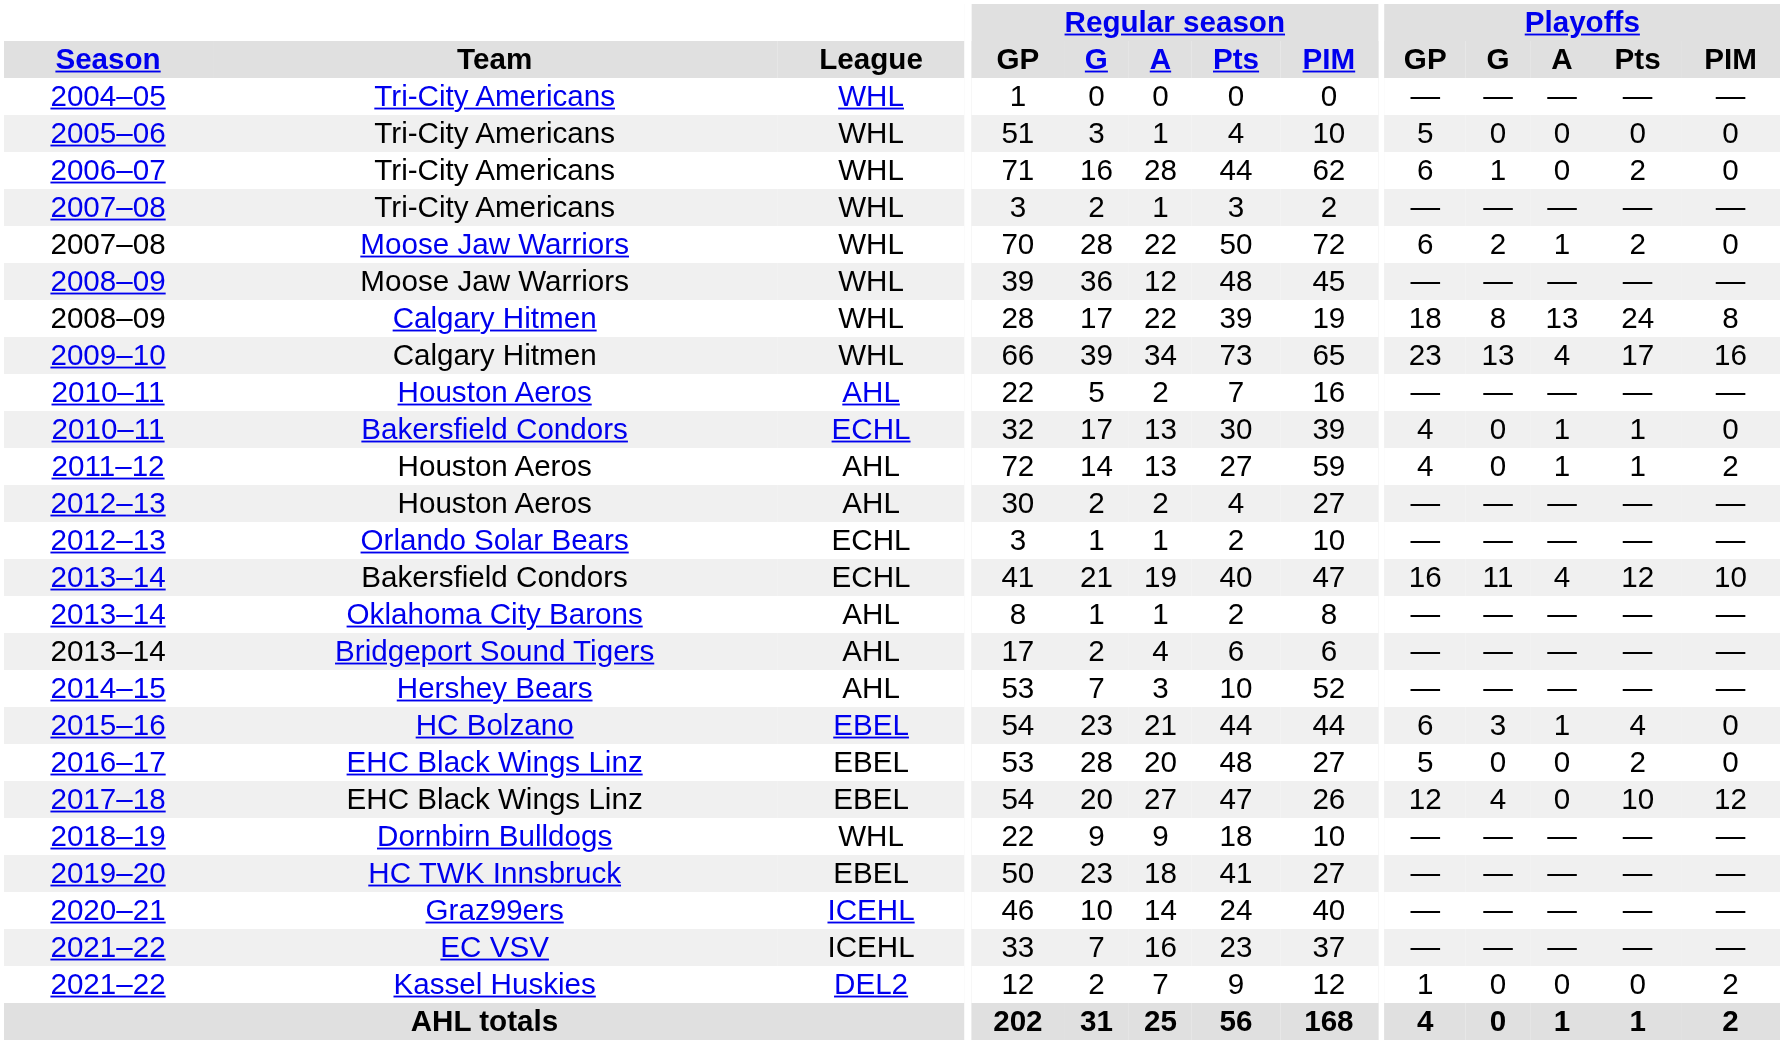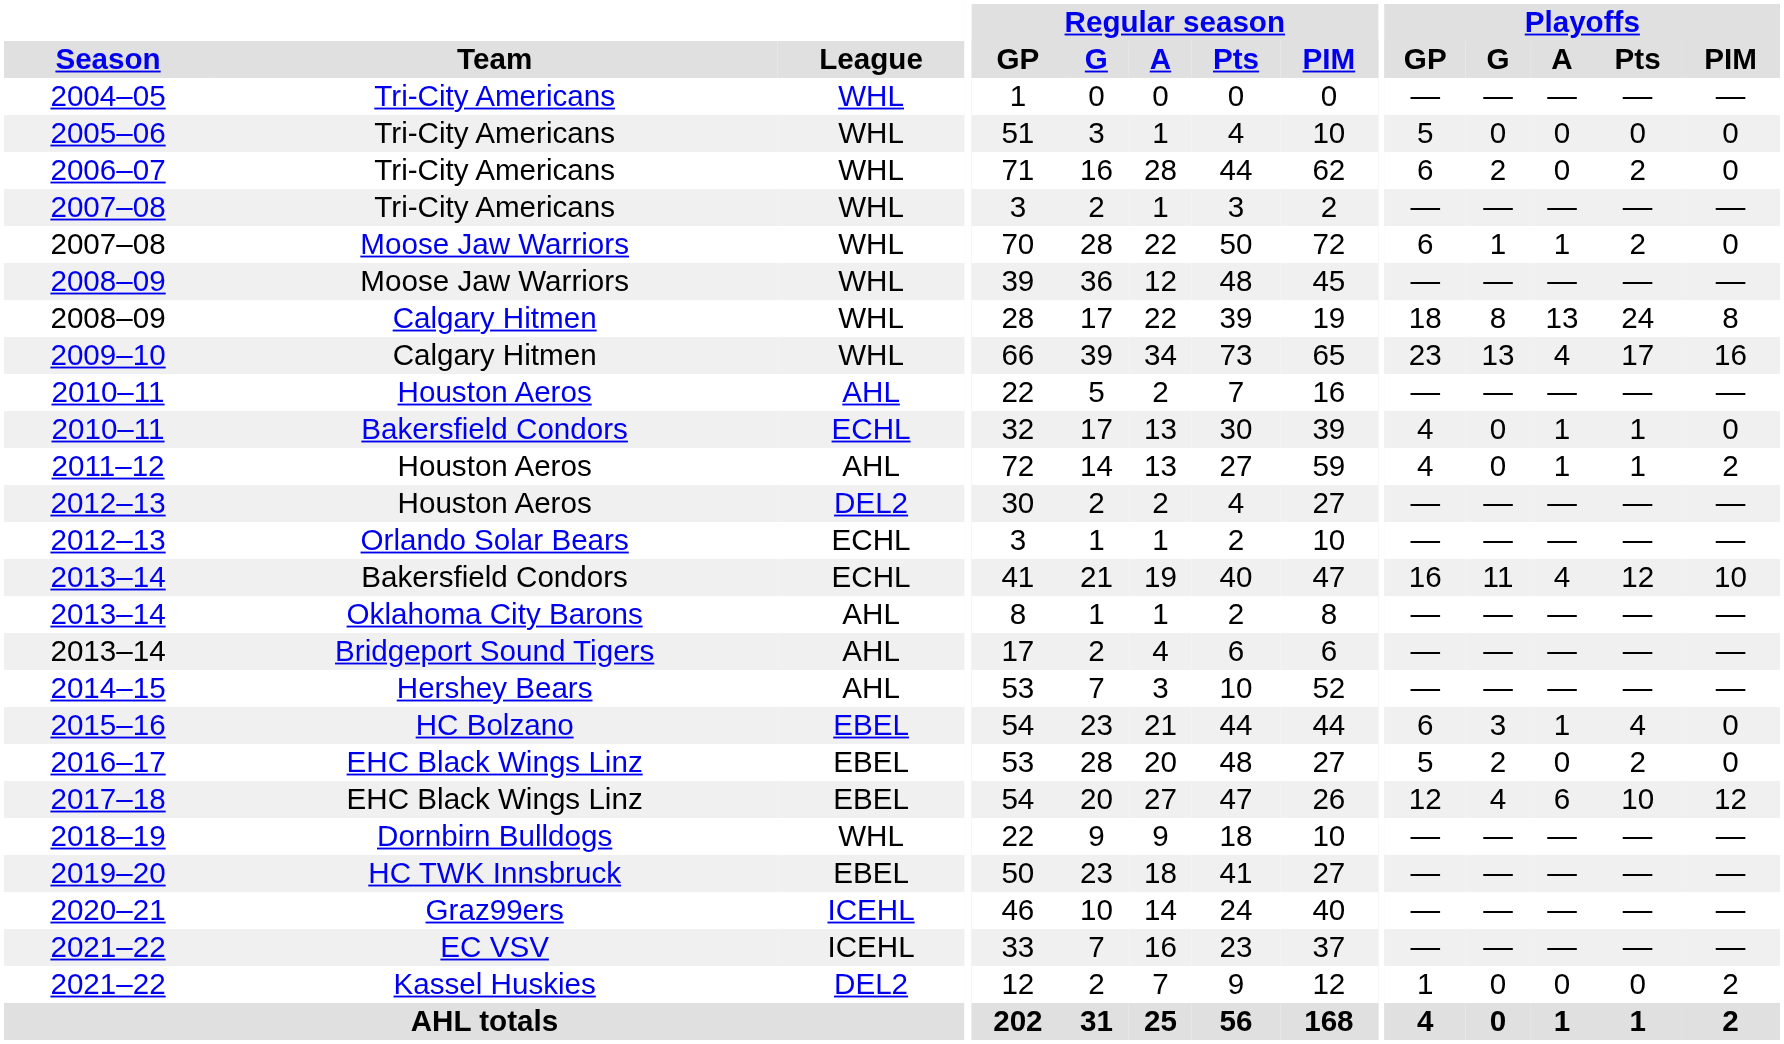(1498, 170) 1 -> (1498, 170) 2
(1498, 244) 2 -> (1498, 244) 1
(871, 503) AHL -> (871, 503) DEL2
(1498, 762) 0 -> (1498, 762) 2
(1562, 799) 0 -> (1562, 799) 6
